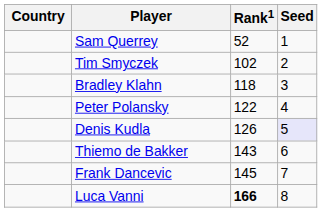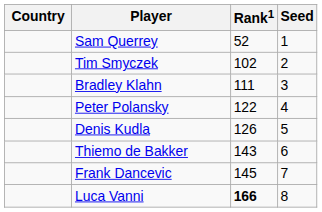(245, 85) 118 -> (244, 85) 111
(284, 129) lavender background -> (284, 129) no background
